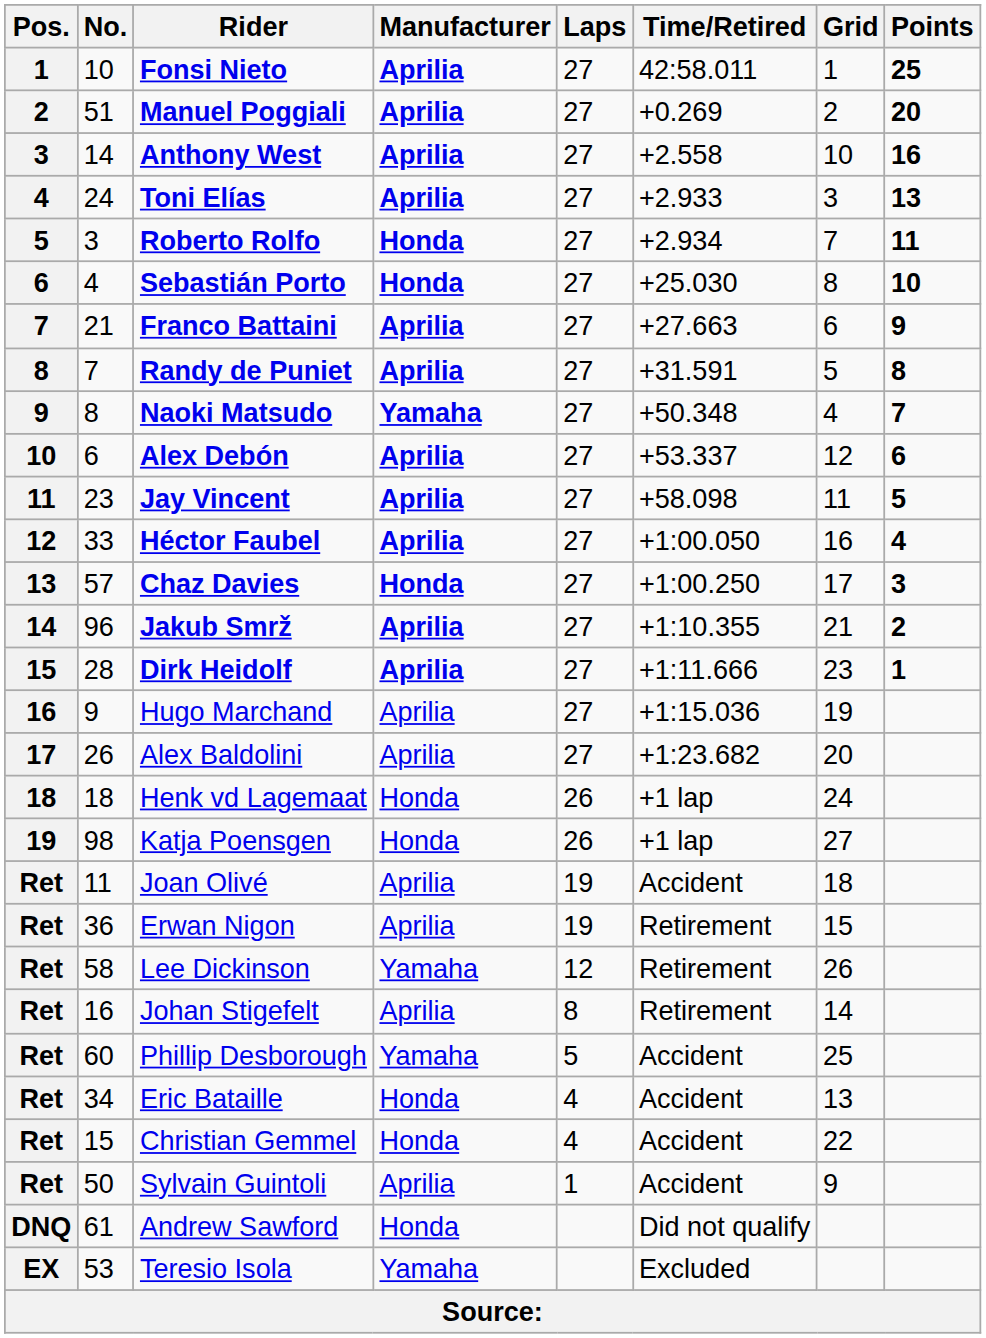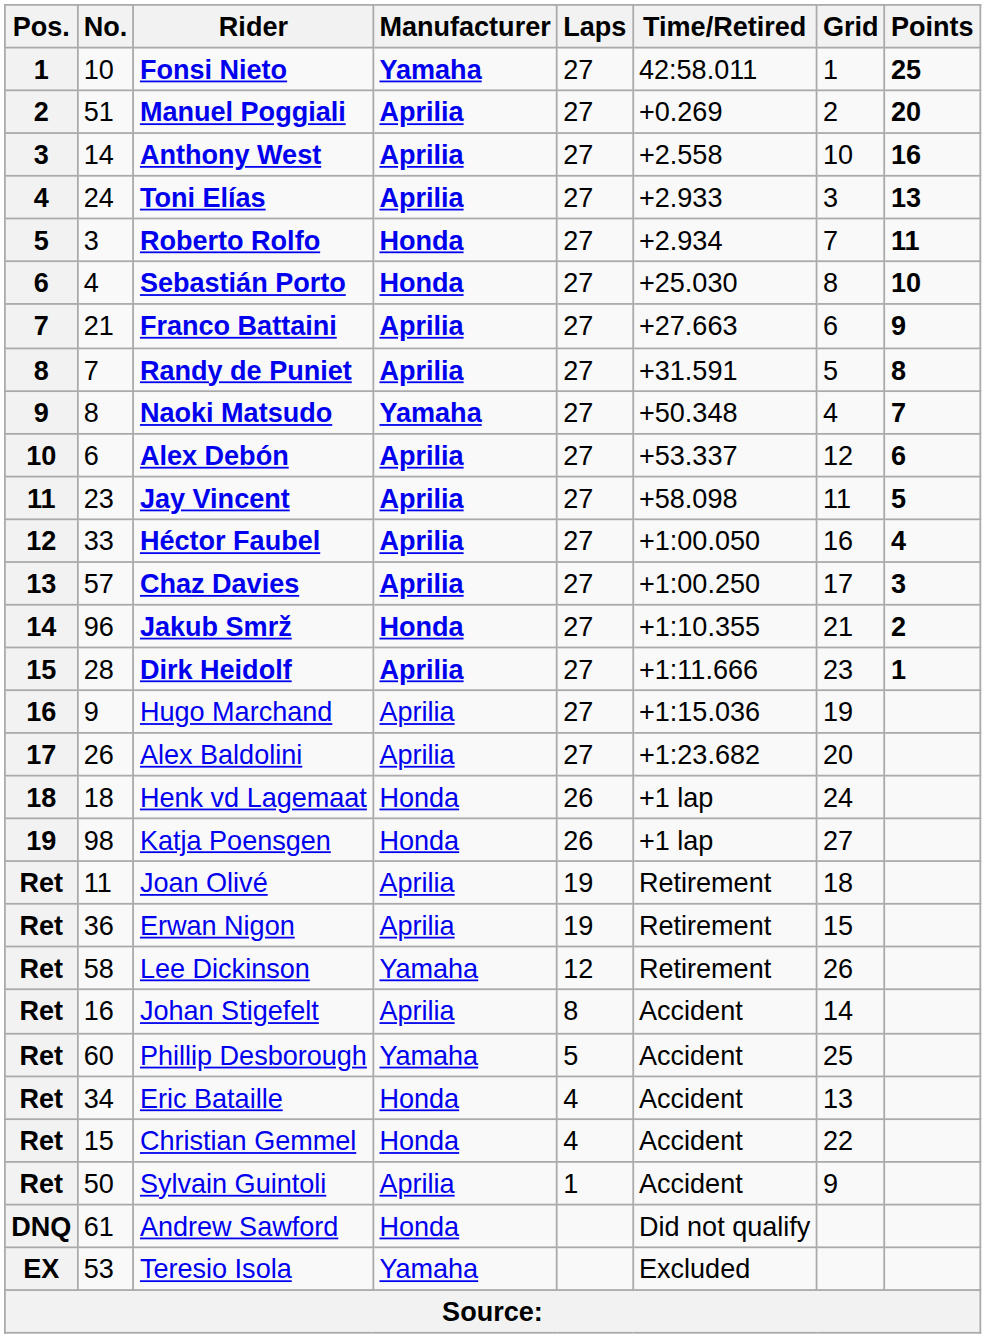(422, 69) Aprilia -> (431, 69) Yamaha
(422, 583) Honda -> (422, 583) Aprilia
(422, 626) Aprilia -> (422, 626) Honda
(691, 883) Accident -> (705, 883) Retirement
(705, 1012) Retirement -> (691, 1012) Accident
